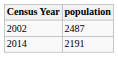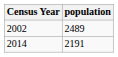(74, 28) 2487 -> (74, 28) 2489
